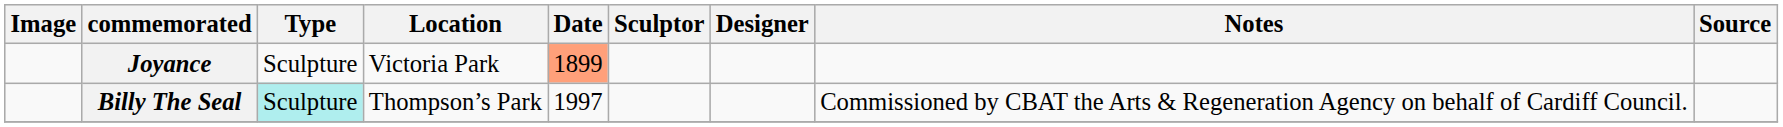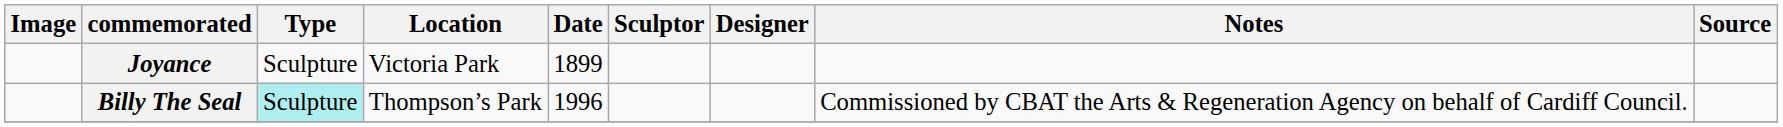(578, 63) lightsalmon background -> (578, 63) no background
(578, 102) 1997 -> (578, 102) 1996
